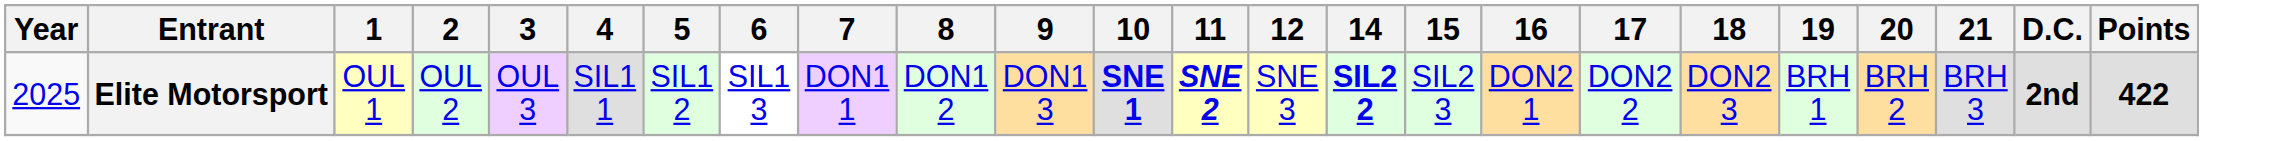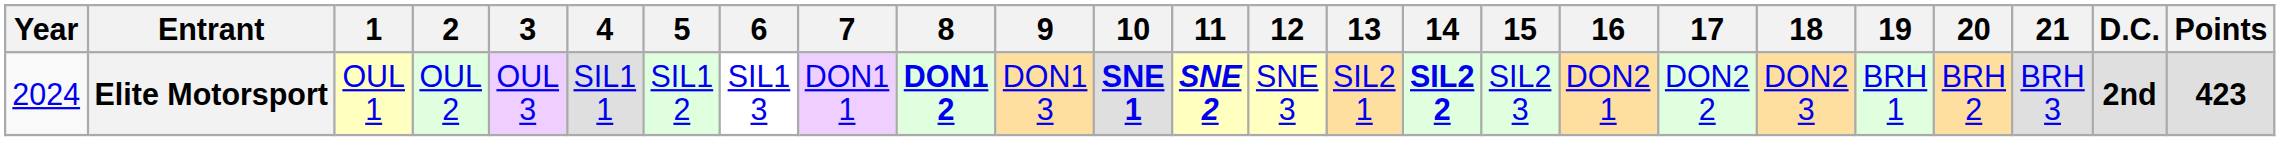+ column: (1364, 29)
(46, 94) 2025 -> (46, 94) 2024
(946, 94) normal -> (946, 94) bold
(2144, 94) 422 -> (2221, 94) 423
